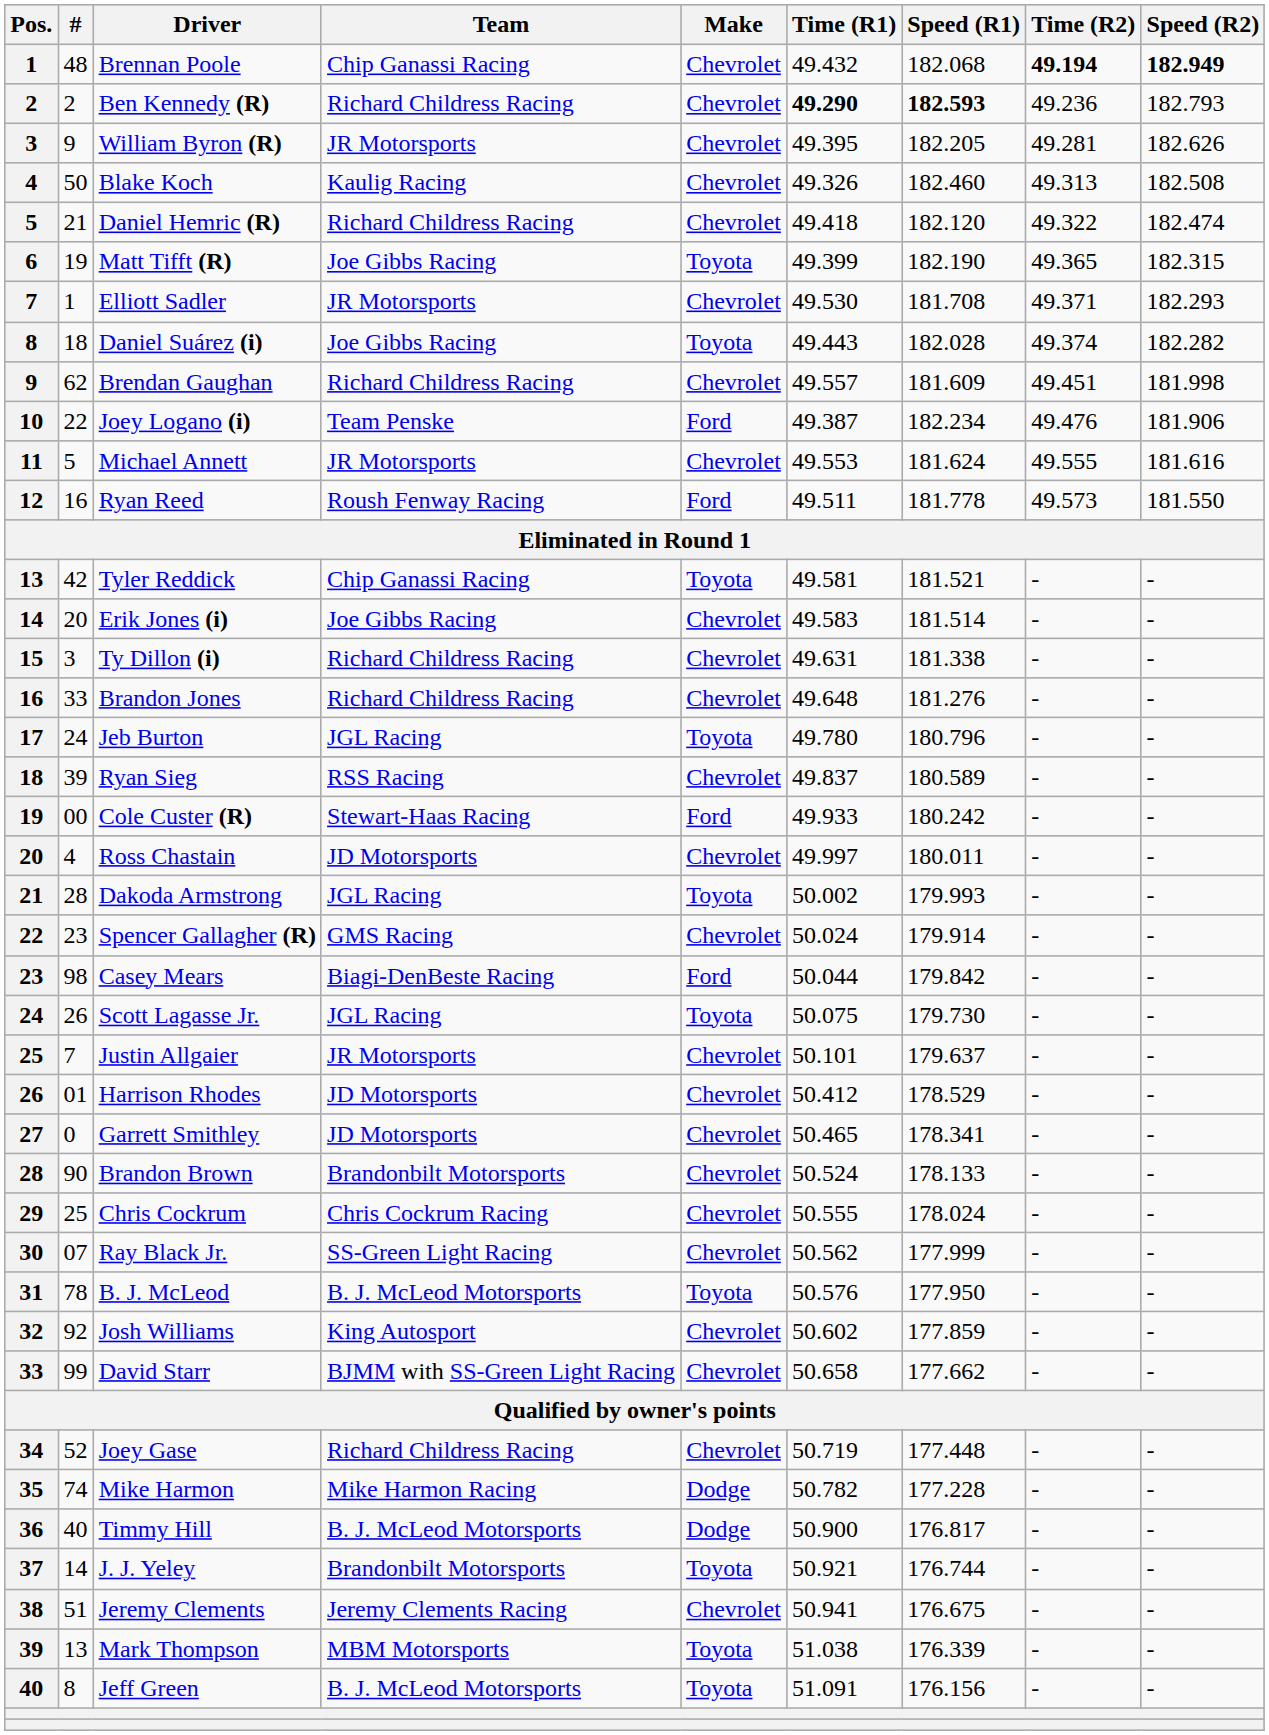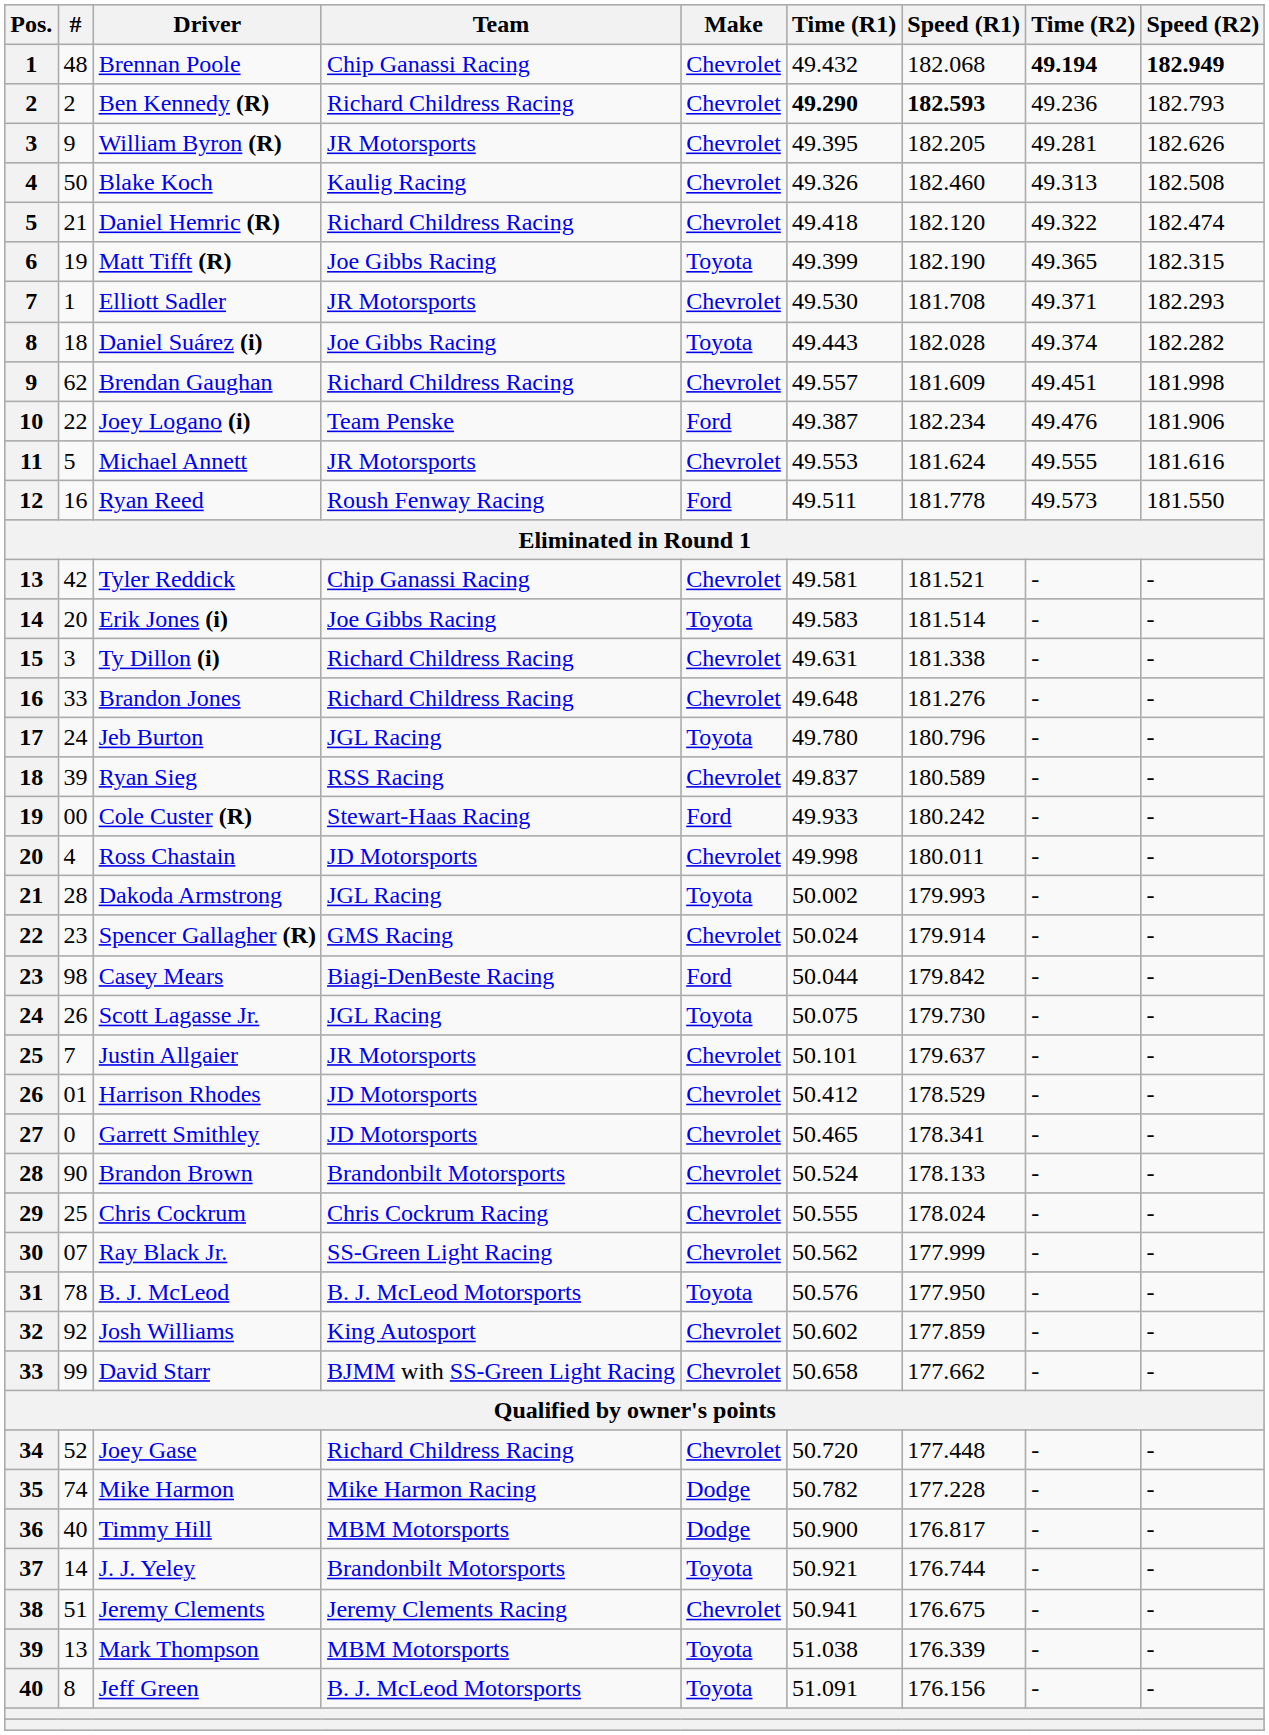(719, 578) Toyota -> (734, 578) Chevrolet
(734, 618) Chevrolet -> (719, 618) Toyota
(825, 856) 49.997 -> (825, 856) 49.998
(825, 1450) 50.719 -> (825, 1450) 50.720
(454, 1529) B. J. McLeod Motorsports -> (418, 1529) MBM Motorsports
